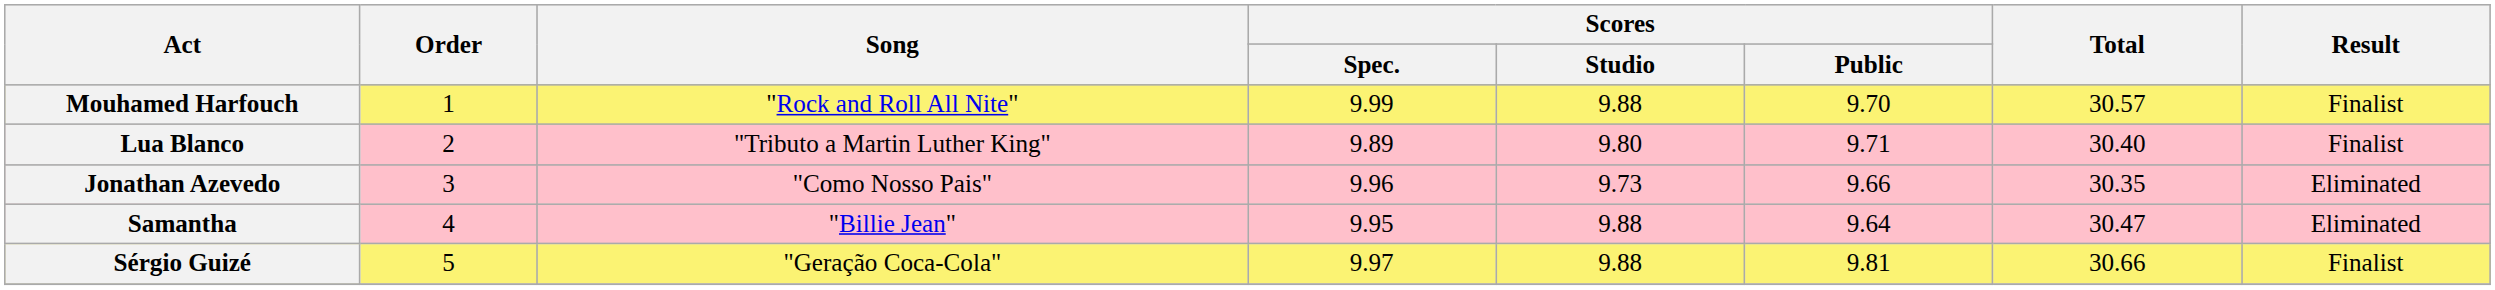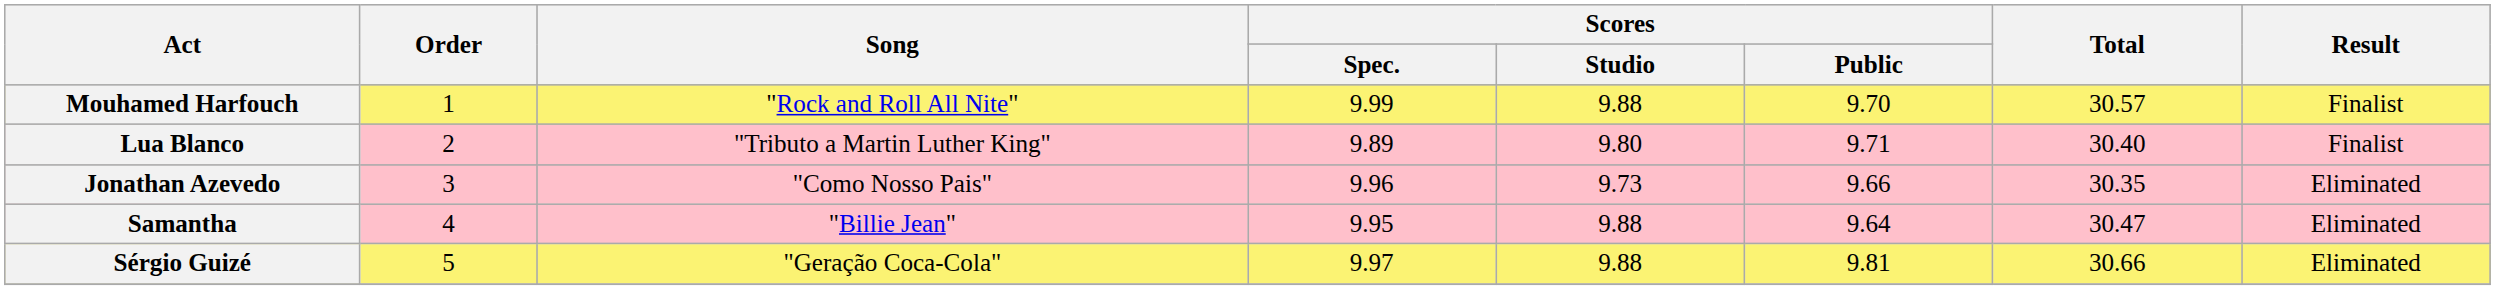(2366, 263) Finalist -> (2366, 263) Eliminated
